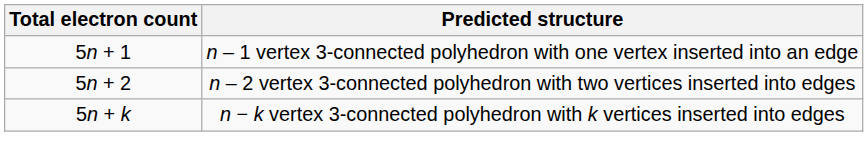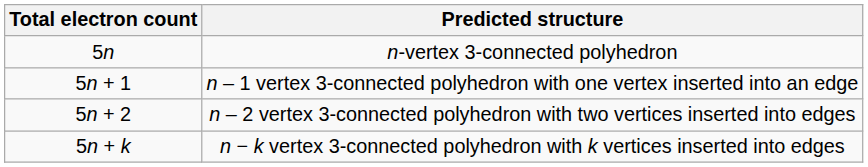+ row: (532, 51)
